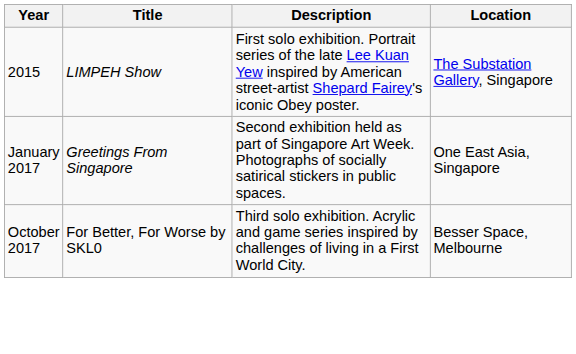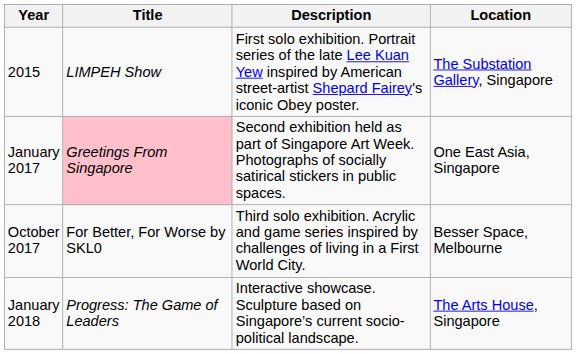(117, 160) no background -> (117, 160) pink background
+ row: (34, 313)
